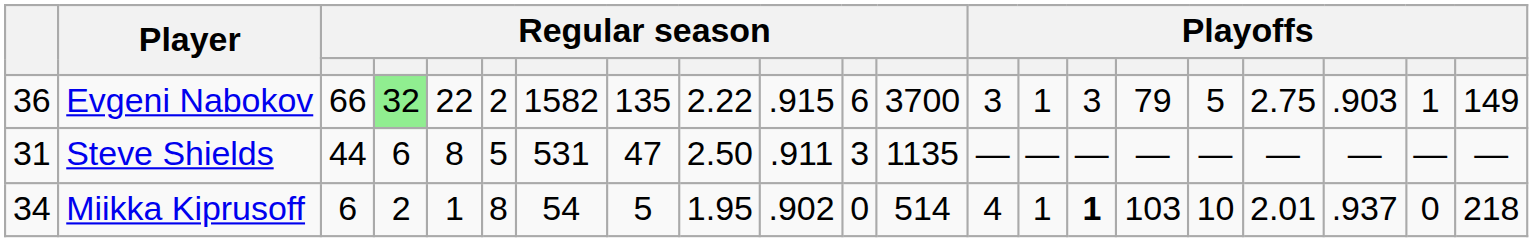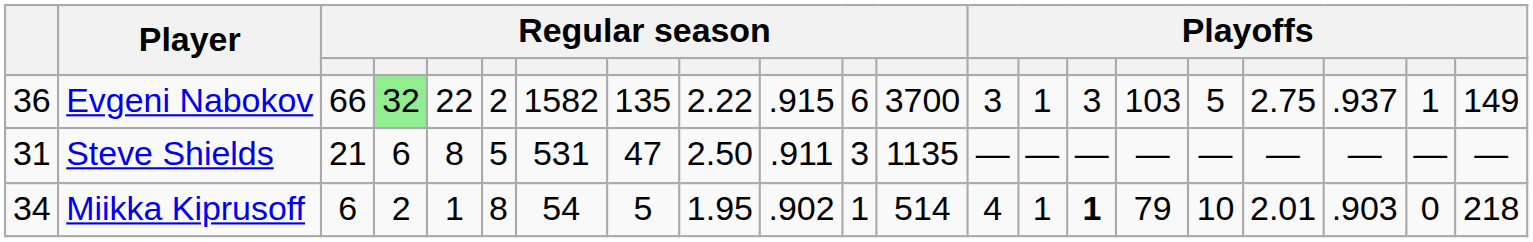(1153, 100) 79 -> (1153, 100) 103
(1365, 100) .903 -> (1365, 100) .937
(348, 154) 44 -> (348, 154) 21
(860, 208) 0 -> (860, 208) 1
(1153, 208) 103 -> (1153, 208) 79
(1365, 208) .937 -> (1365, 208) .903
